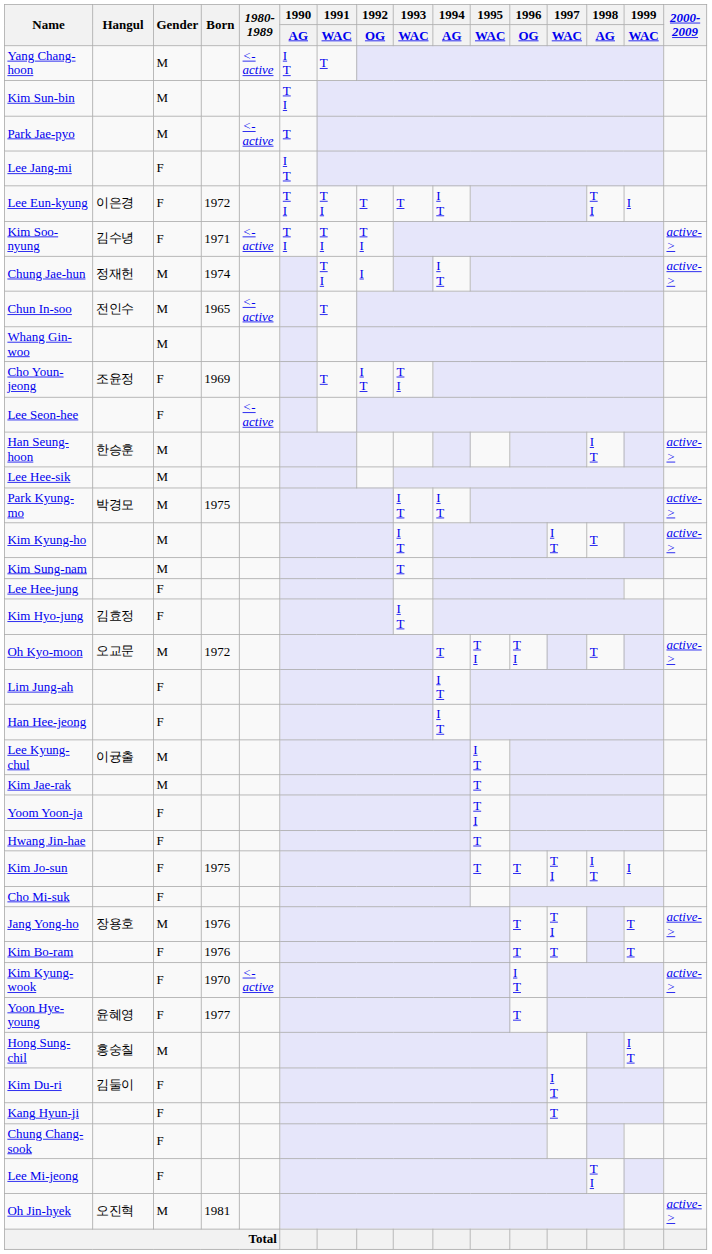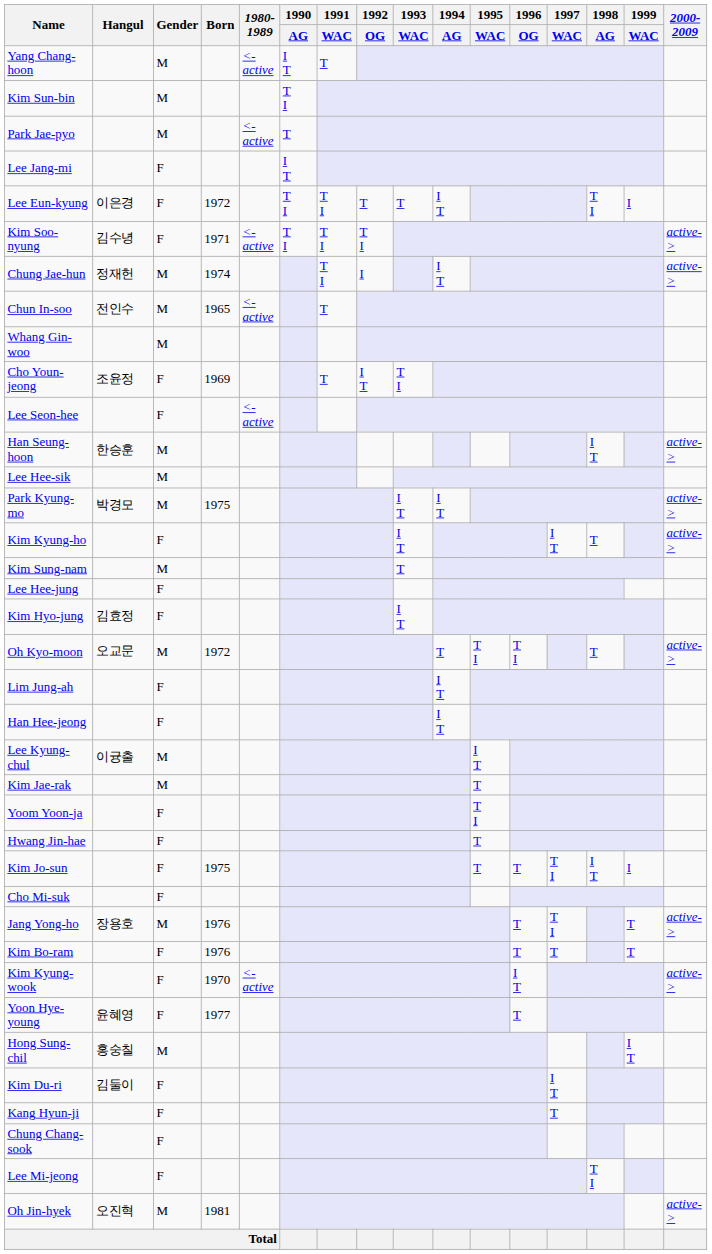(162, 540) M -> (160, 540) F
